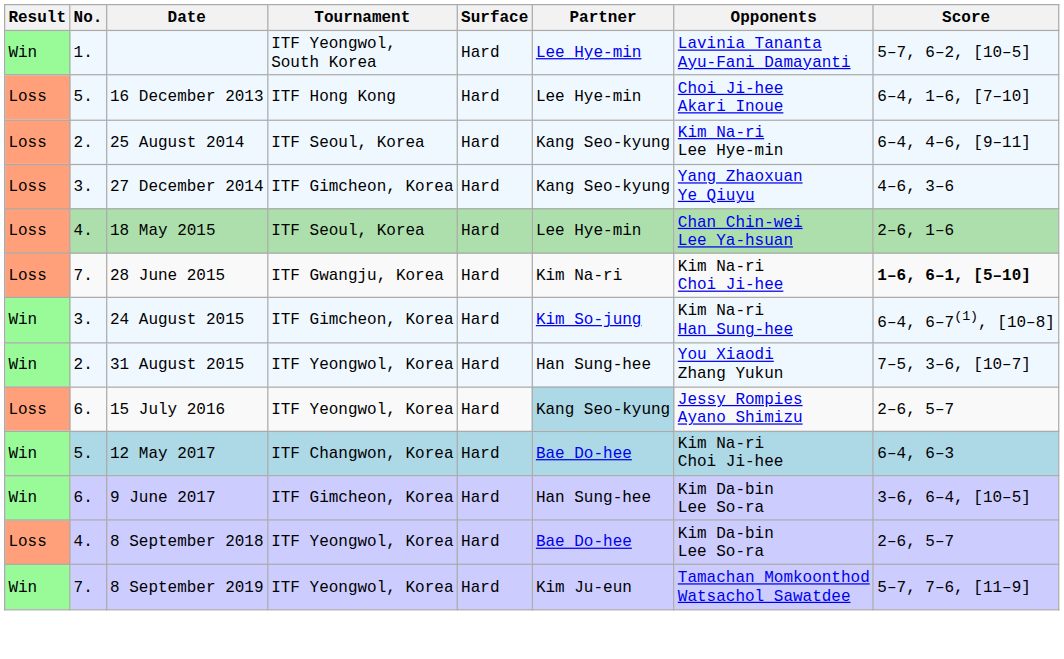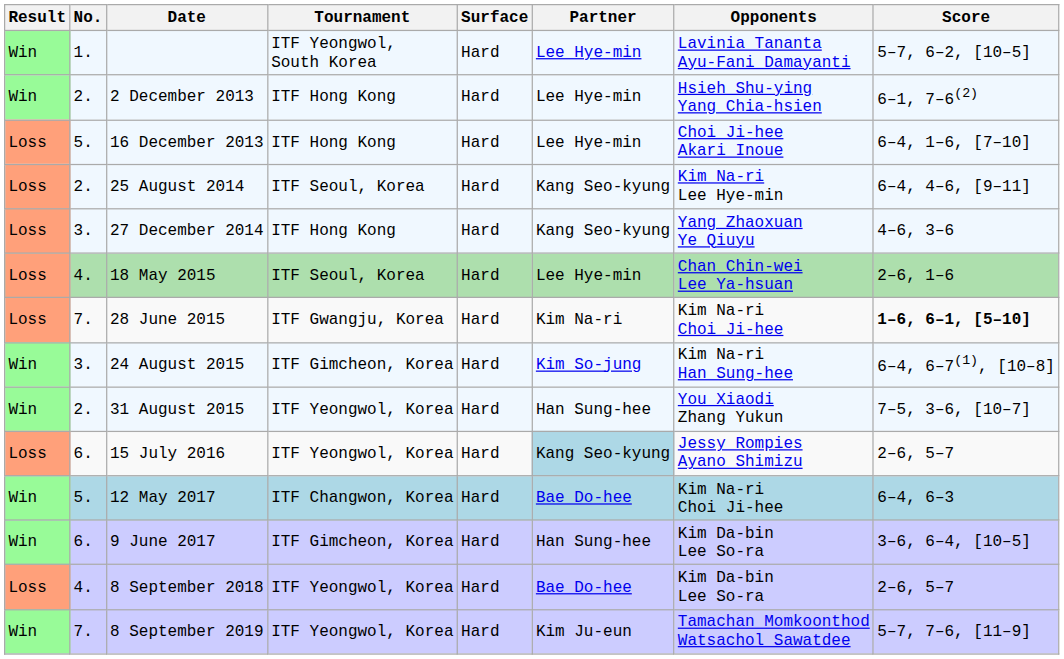+ row: (182, 97)
(362, 186) ITF Gimcheon, Korea -> (334, 231) ITF Hong Kong
